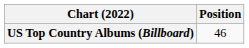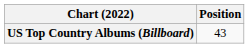(220, 33) 46 -> (220, 33) 43
